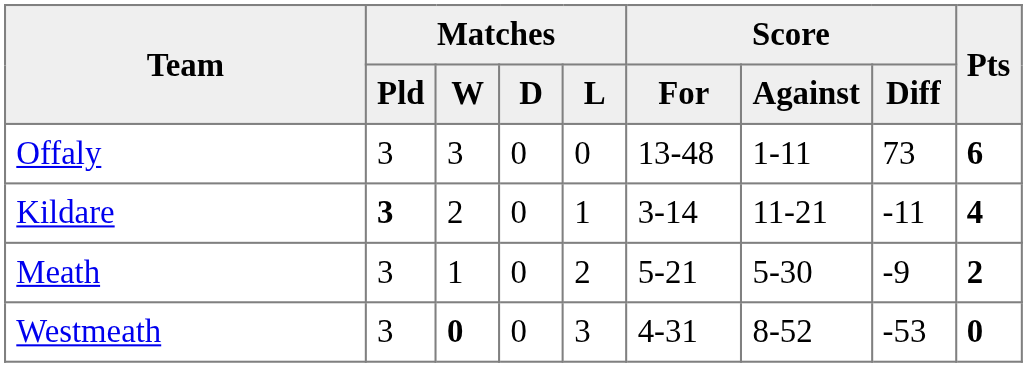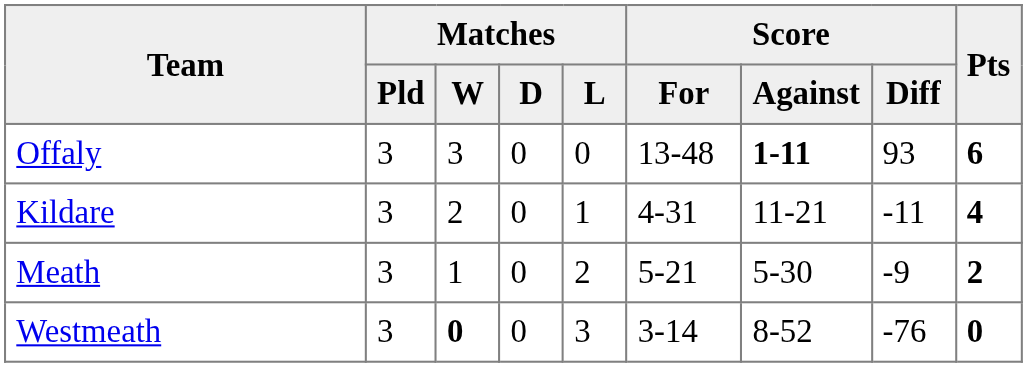(782, 153) normal -> (782, 153) bold
(899, 153) 73 -> (899, 153) 93
(385, 212) bold -> (385, 212) normal
(668, 212) 3-14 -> (668, 212) 4-31
(668, 331) 4-31 -> (668, 331) 3-14
(904, 331) -53 -> (904, 331) -76
